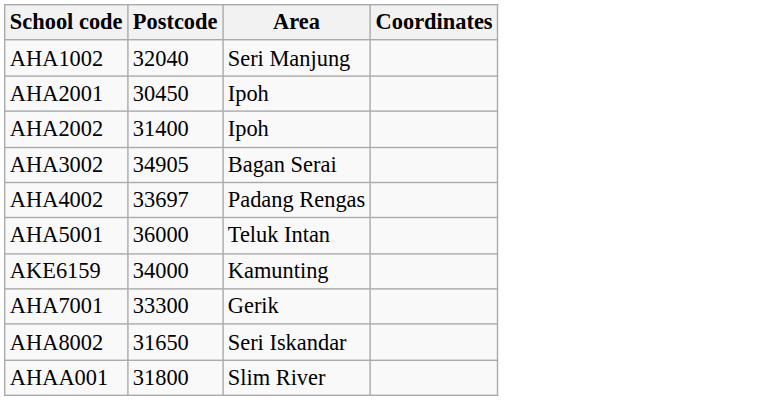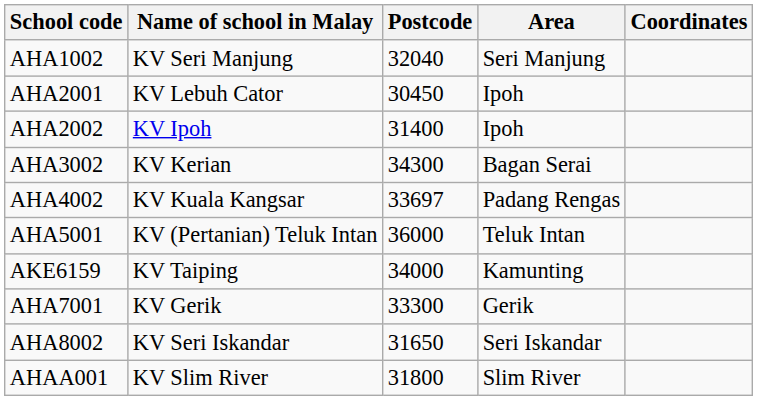+ column: (255, 22)
(161, 164) 34905 -> (416, 164) 34300
